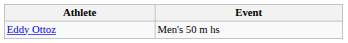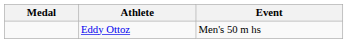+ column: (41, 13)
